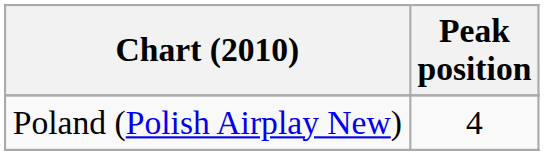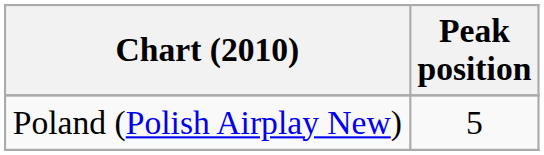(474, 122) 4 -> (474, 122) 5
